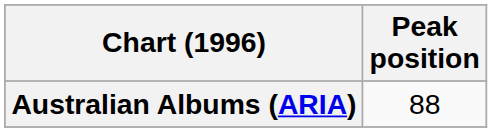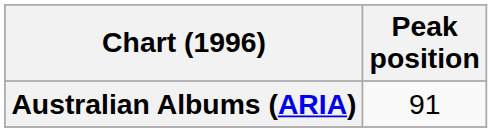(425, 103) 88 -> (425, 103) 91
